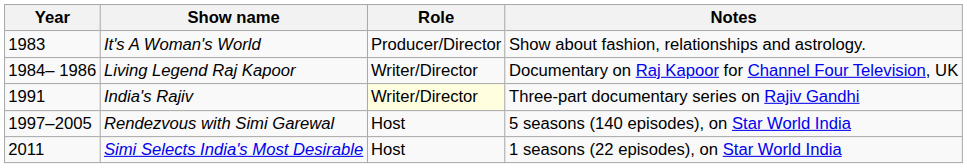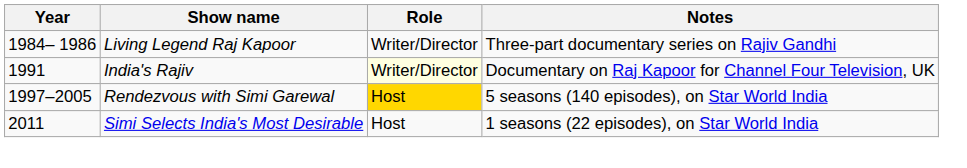- row: (182, 44)
(734, 70) Documentary on Raj Kapoor for Channel Four Television, UK -> (661, 44) Three-part documentary series on Rajiv Gandhi
(684, 96) Three-part documentary series on Rajiv Gandhi -> (710, 70) Documentary on Raj Kapoor for Channel Four Television, UK
(388, 123) no background -> (388, 96) gold background
